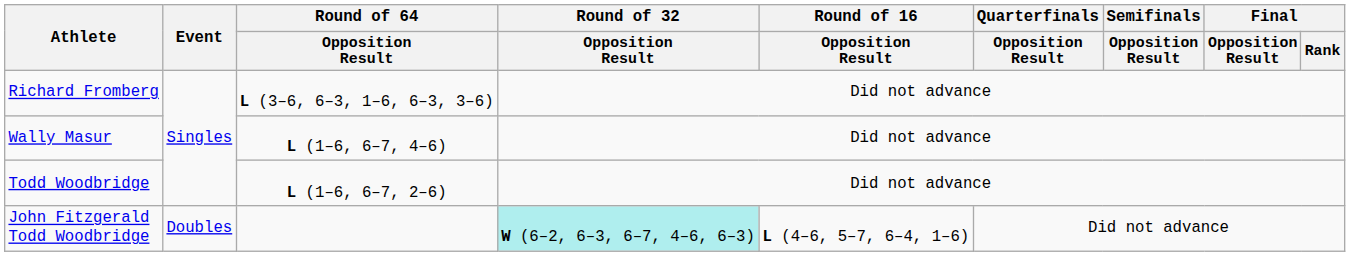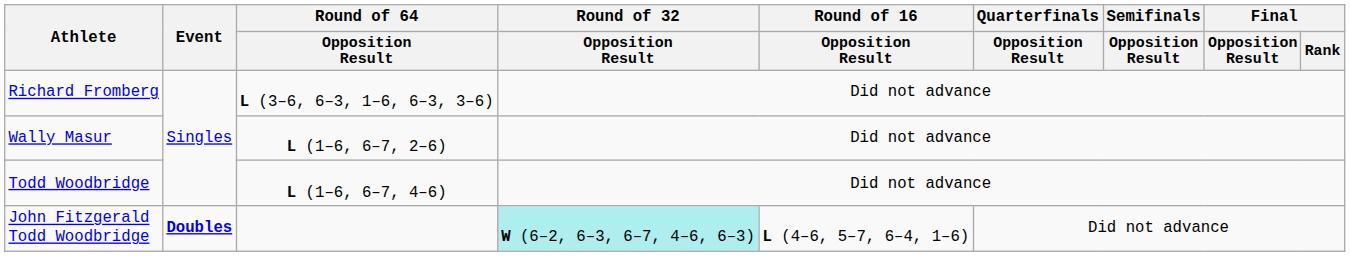(367, 147) L (1–6, 6–7, 4–6) -> (367, 147) L (1–6, 6–7, 2–6)
(367, 192) L (1–6, 6–7, 2–6) -> (367, 192) L (1–6, 6–7, 4–6)
(199, 228) normal -> (199, 228) bold
